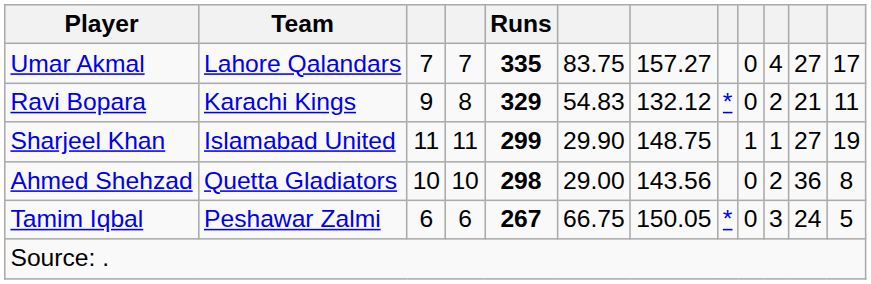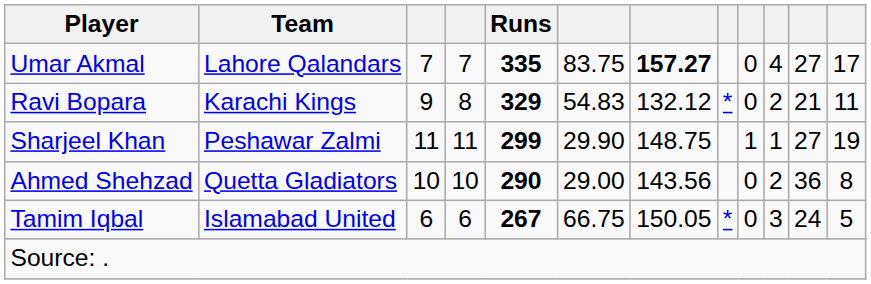(674, 63) normal -> (674, 63) bold
(300, 141) Islamabad United -> (292, 141) Peshawar Zalmi
(521, 180) 298 -> (521, 180) 290
(292, 219) Peshawar Zalmi -> (300, 219) Islamabad United
